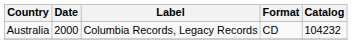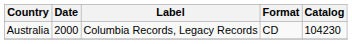(323, 30) 104232 -> (323, 30) 104230
